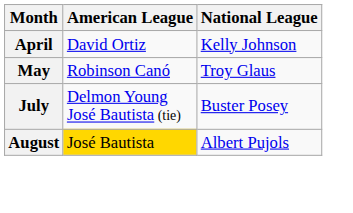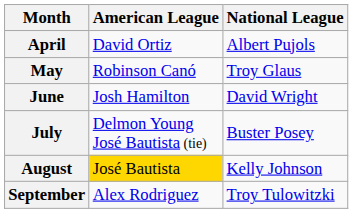(249, 44) Kelly Johnson -> (271, 44) Albert Pujols
+ row: (47, 96)
(245, 141) Albert Pujols -> (274, 168) Kelly Johnson
+ row: (47, 194)
